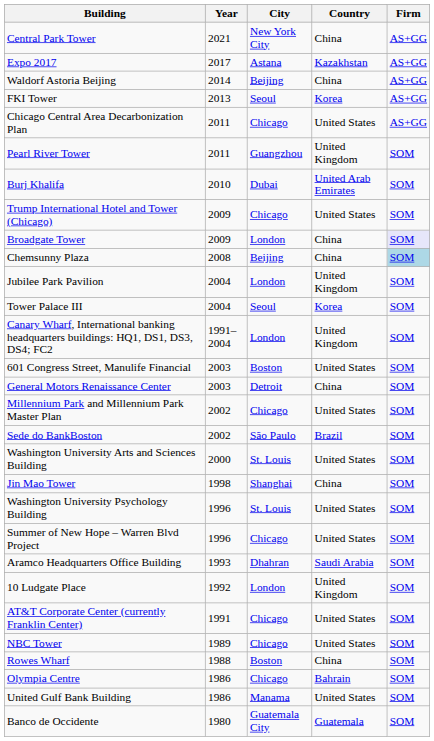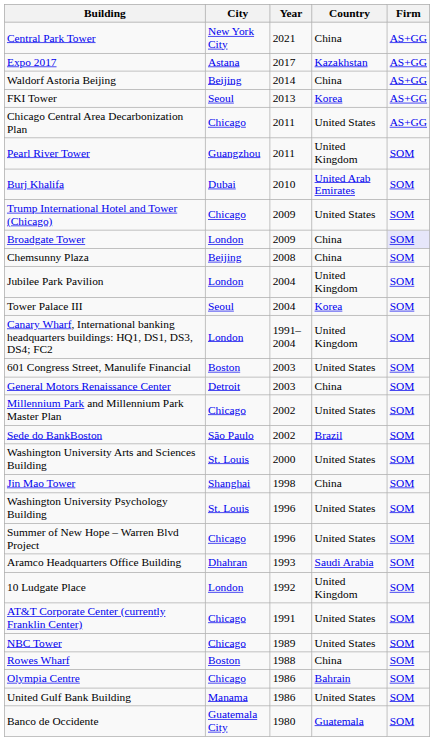columns swapped: (226, 13) <-> (280, 13)
(402, 257) lightblue background -> (402, 257) no background
